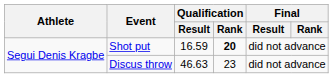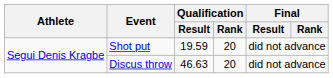(194, 47) 16.59 -> (194, 47) 19.59
(230, 47) bold -> (230, 47) normal
(230, 64) 23 -> (230, 64) 20
